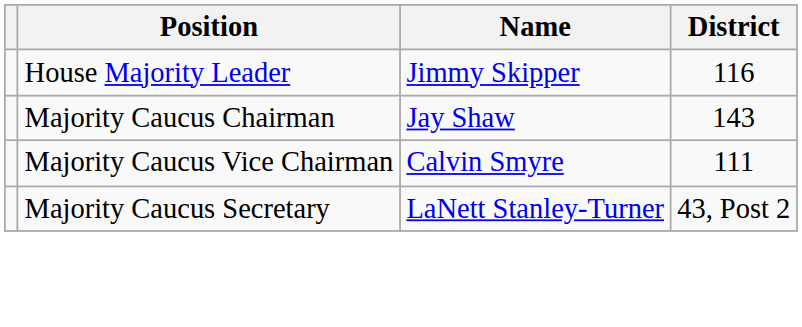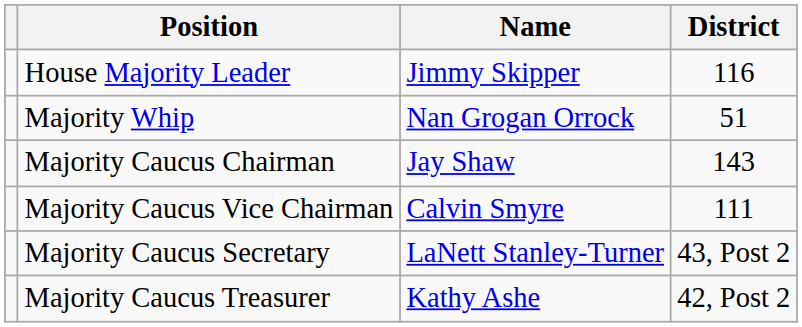+ row: (109, 117)
+ row: (177, 298)
